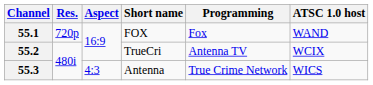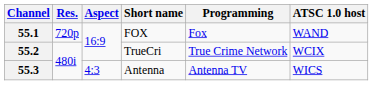(218, 51) Antenna TV -> (238, 51) True Crime Network
(238, 70) True Crime Network -> (218, 70) Antenna TV
